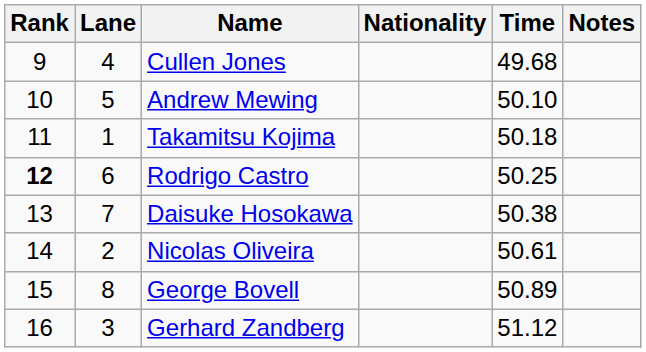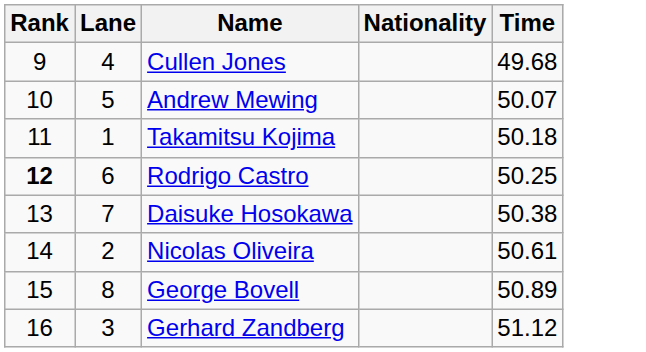- column: (602, 23)
(527, 99) 50.10 -> (527, 99) 50.07
